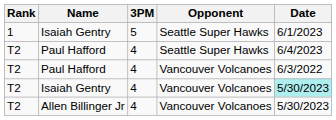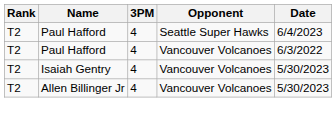- row: (76, 32)
(303, 87) paleturquoise background -> (303, 69) no background
